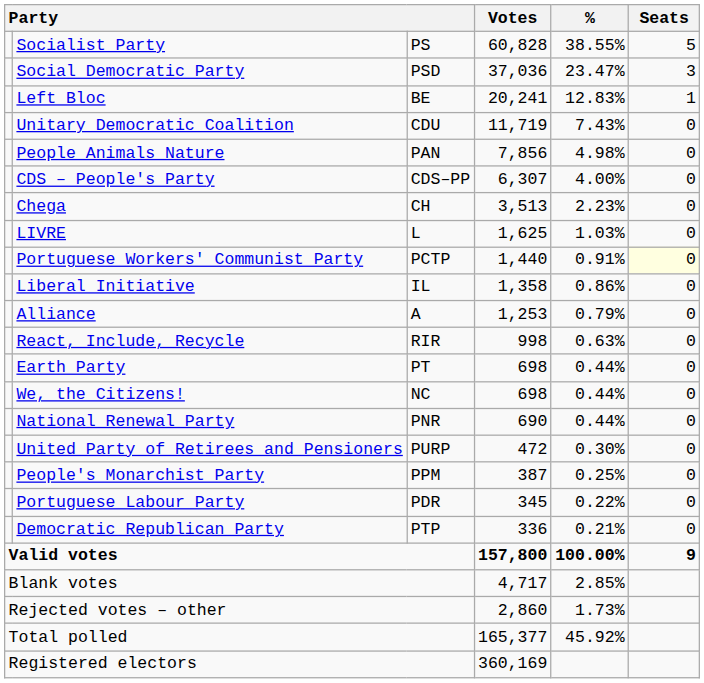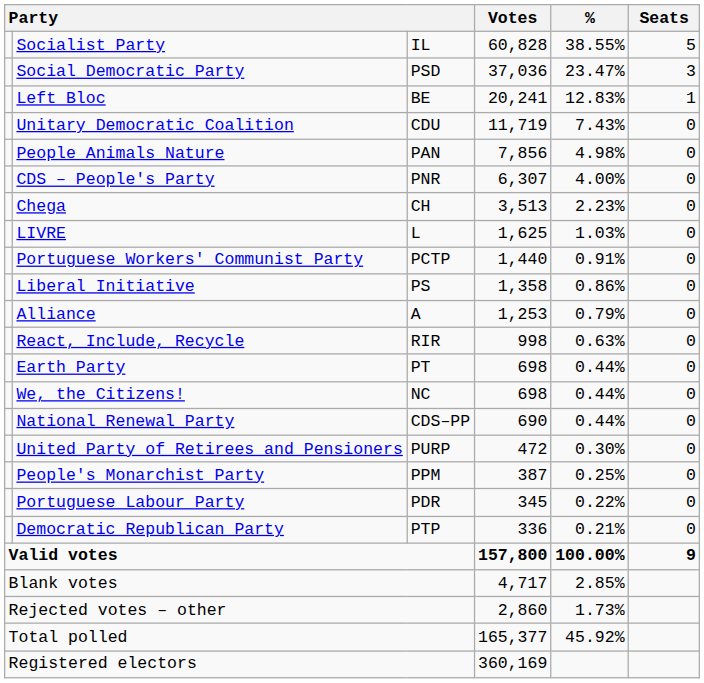(421, 45) PS -> (421, 45) IL
(440, 180) CDS–PP -> (426, 180) PNR
(691, 260) lightyellow background -> (691, 260) no background
(421, 287) IL -> (421, 287) PS
(426, 422) PNR -> (440, 422) CDS–PP
